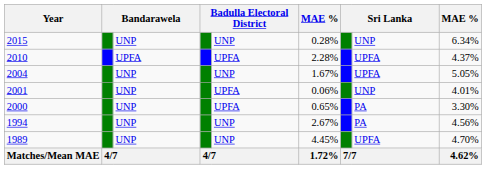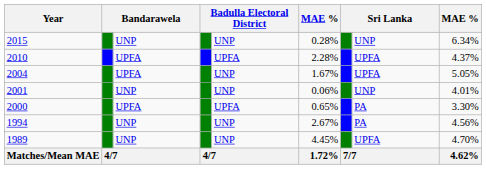(126, 73) UNP -> (128, 73) UPFA
(227, 90) UPFA -> (224, 90) UNP
(126, 106) UNP -> (128, 106) UPFA
